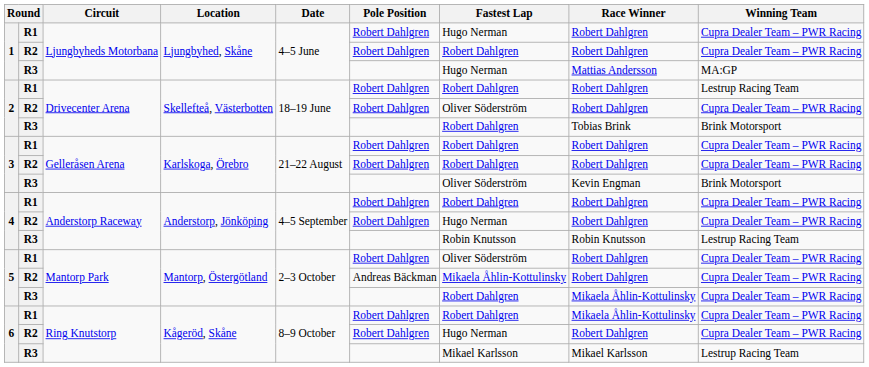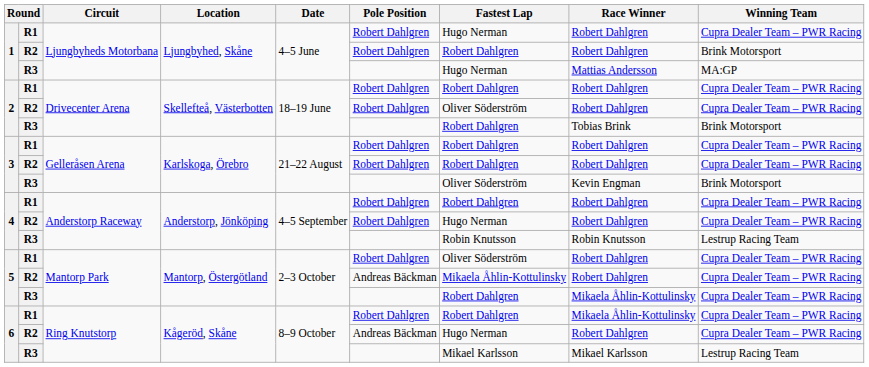(781, 51) Cupra Dealer Team – PWR Racing -> (741, 51) Brink Motorsport
(750, 88) Lestrup Racing Team -> (781, 88) Cupra Dealer Team – PWR Racing
(391, 333) Robert Dahlgren -> (395, 333) Andreas Bäckman
